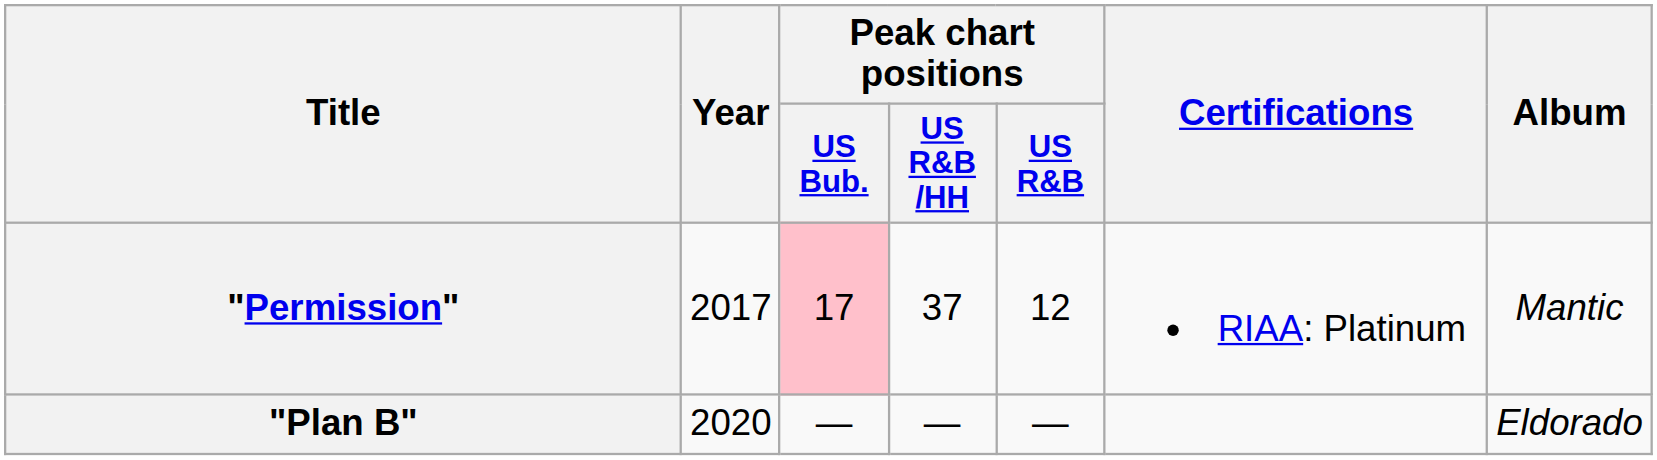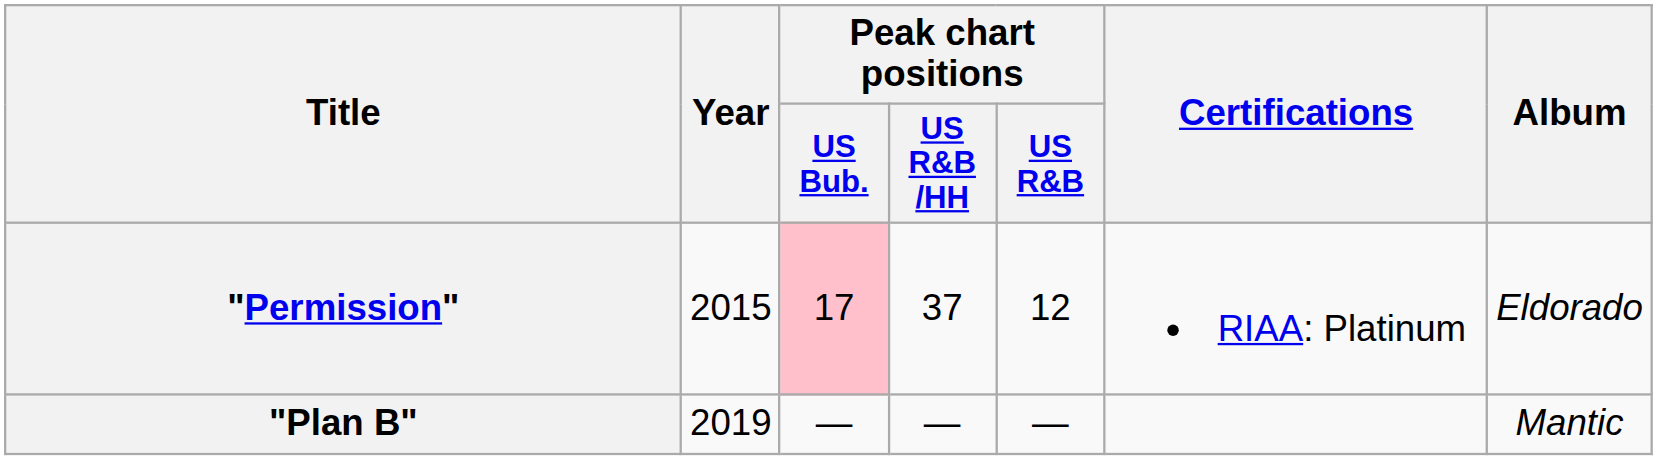(731, 307) 2017 -> (731, 307) 2015
(1570, 307) Mantic -> (1570, 307) Eldorado
(731, 423) 2020 -> (731, 423) 2019
(1570, 423) Eldorado -> (1570, 423) Mantic
